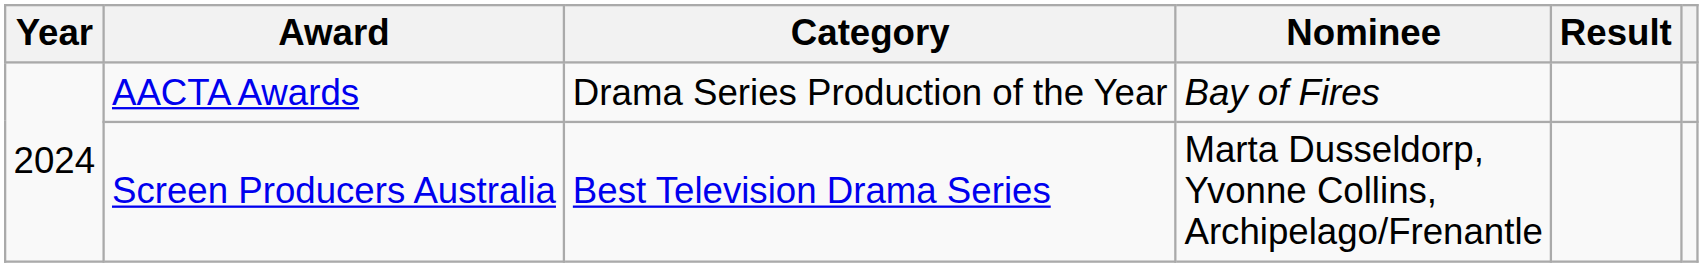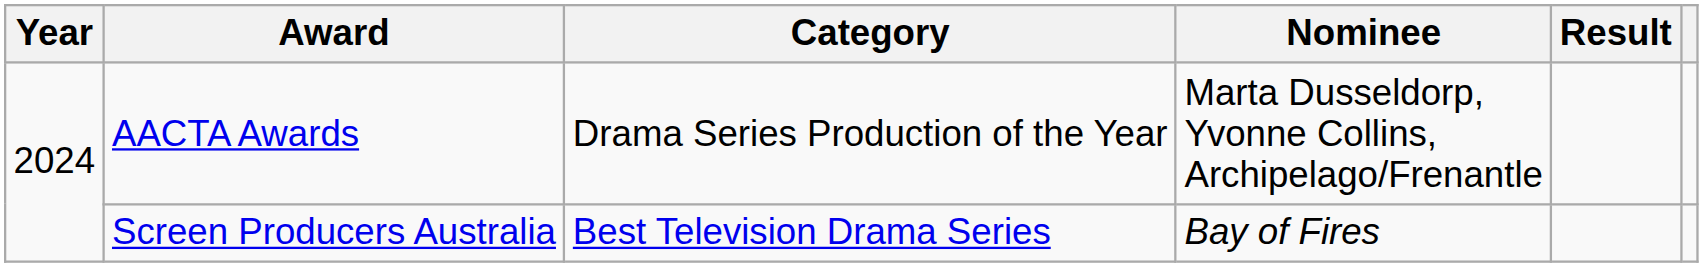(1282, 91) Bay of Fires -> (1364, 132) Marta Dusseldorp, Yvonne Collins, Archipelago/Frenantle
(1364, 190) Marta Dusseldorp, Yvonne Collins, Archipelago/Frenantle -> (1282, 232) Bay of Fires
